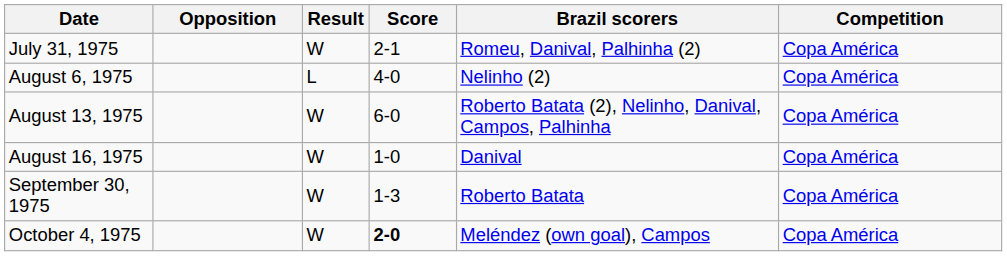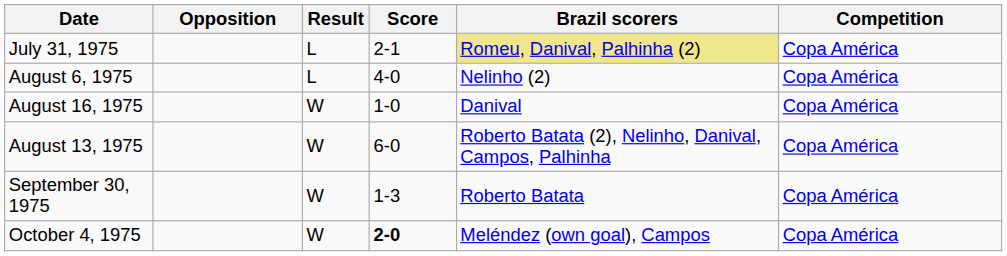(315, 48) W -> (311, 48) L
(580, 48) no background -> (580, 48) khaki background
rows swapped: (76, 116) <-> (76, 156)
